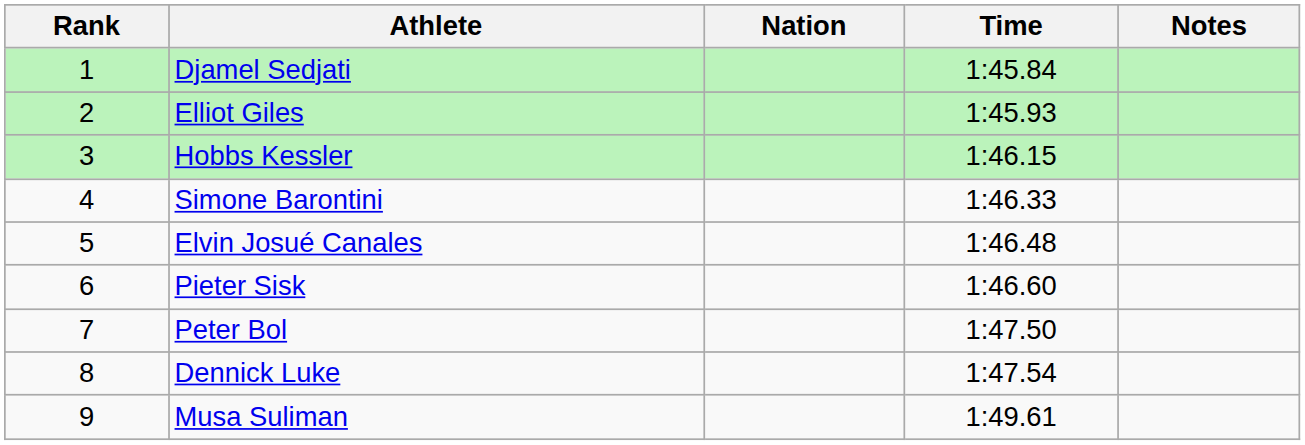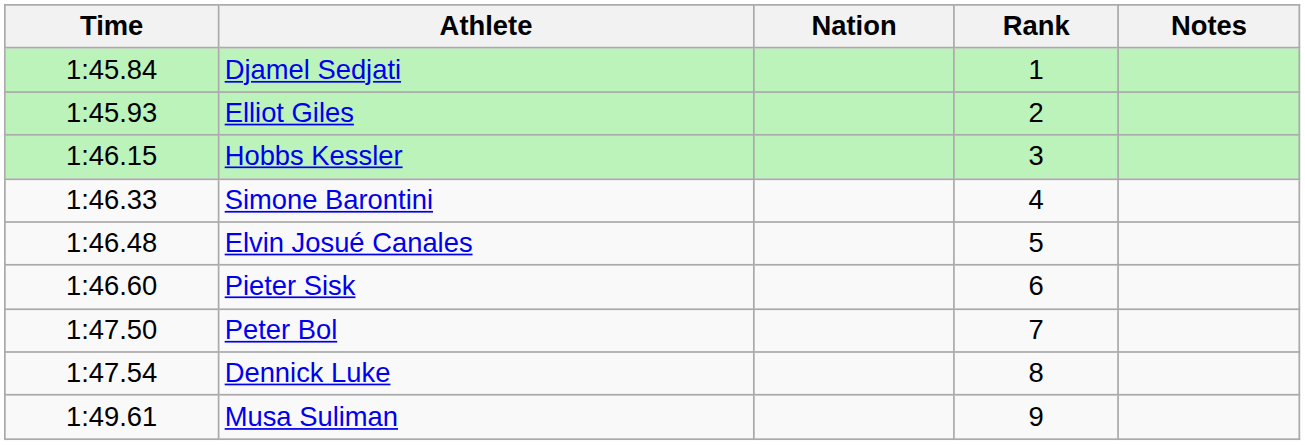columns swapped: (87, 26) <-> (1011, 26)
